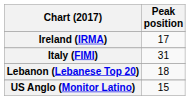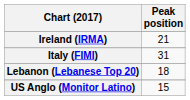(163, 39) 17 -> (163, 39) 21
